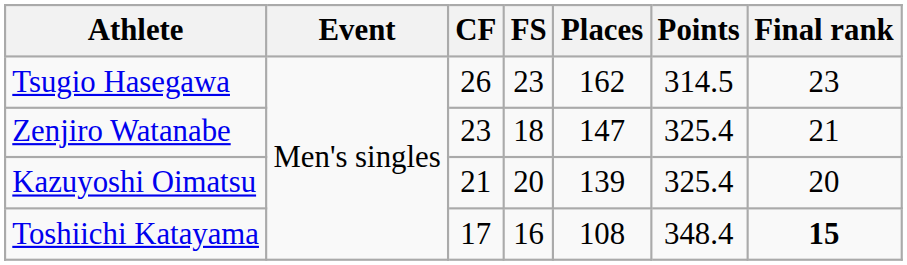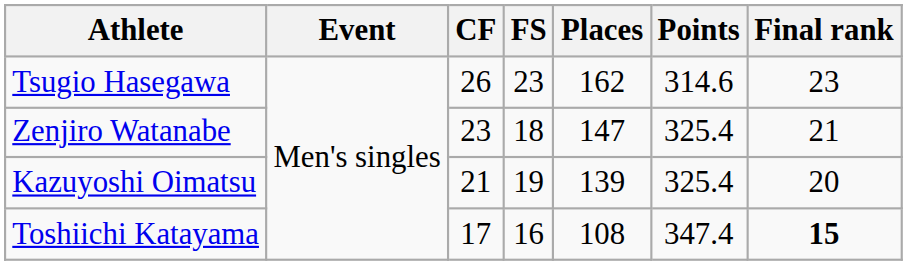(699, 81) 314.5 -> (699, 81) 314.6
(529, 182) 20 -> (529, 182) 19
(699, 233) 348.4 -> (699, 233) 347.4
